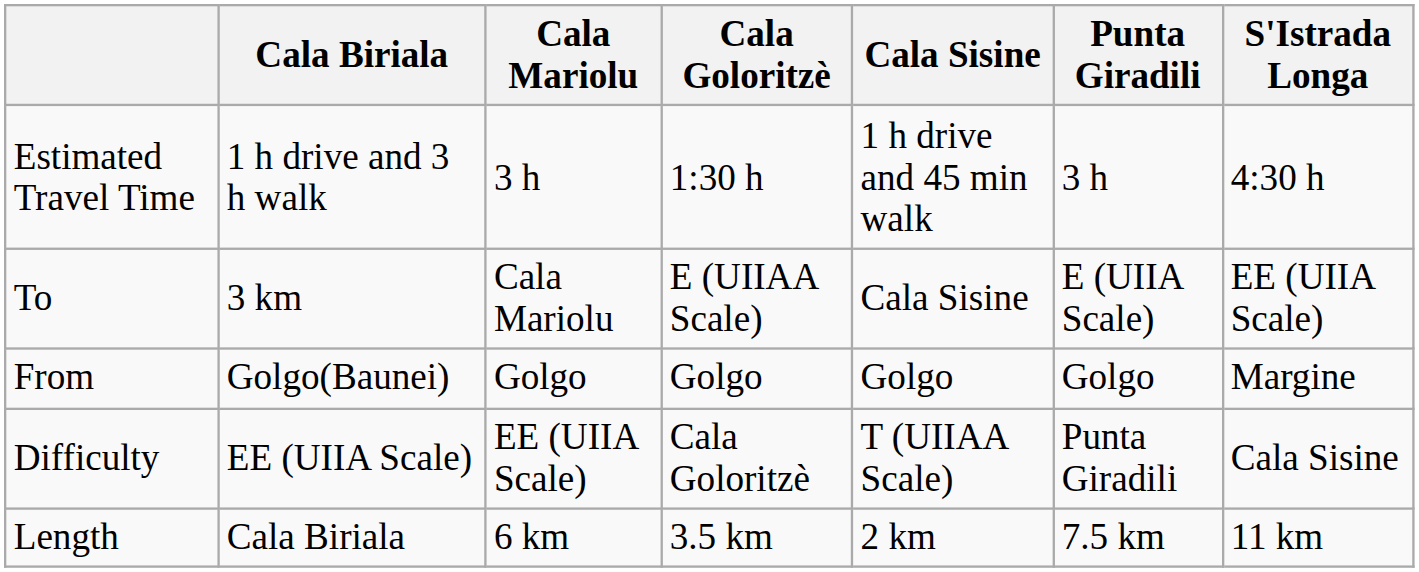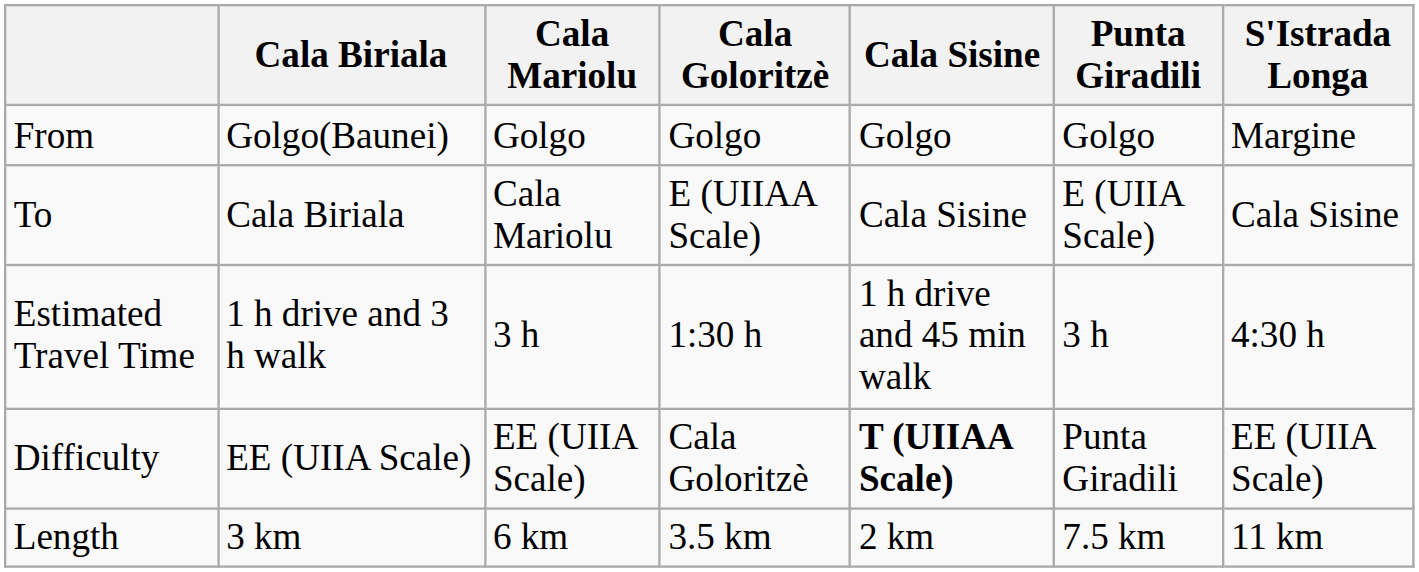rows swapped: (54, 377) <-> (104, 176)
(264, 297) 3 km -> (315, 214) Cala Biriala
(1303, 297) EE (UIIA Scale) -> (1315, 214) Cala Sisine
(935, 457) normal -> (935, 457) bold
(1315, 457) Cala Sisine -> (1304, 457) EE (UIIA Scale)
(316, 537) Cala Biriala -> (264, 537) 3 km
